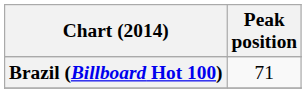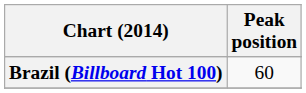(264, 72) 71 -> (264, 72) 60
